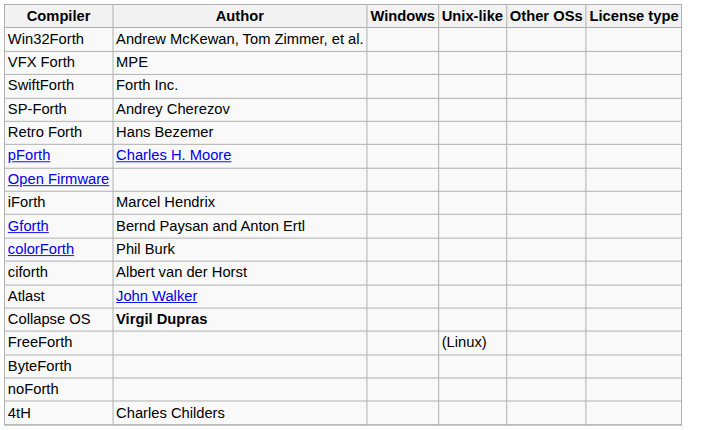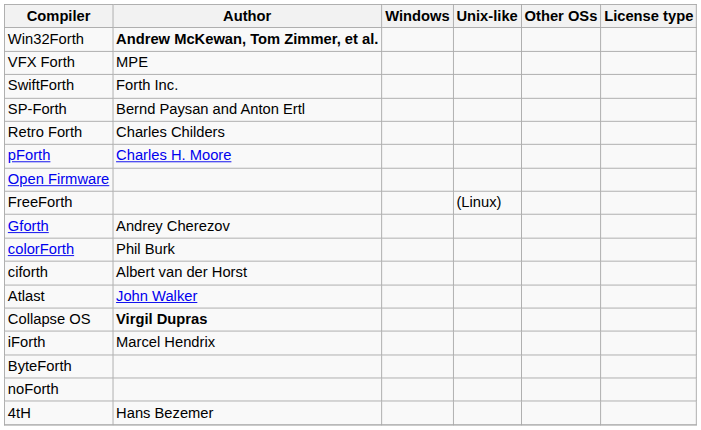(240, 39) normal -> (247, 39) bold
(173, 109) Andrey Cherezov -> (211, 109) Bernd Paysan and Anton Ertl
(165, 132) Hans Bezemer -> (170, 132) Charles Childers
rows swapped: (27, 202) <-> (40, 343)
(211, 226) Bernd Paysan and Anton Ertl -> (173, 226) Andrey Cherezov
(170, 413) Charles Childers -> (165, 413) Hans Bezemer
